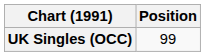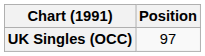(168, 39) 99 -> (168, 39) 97
